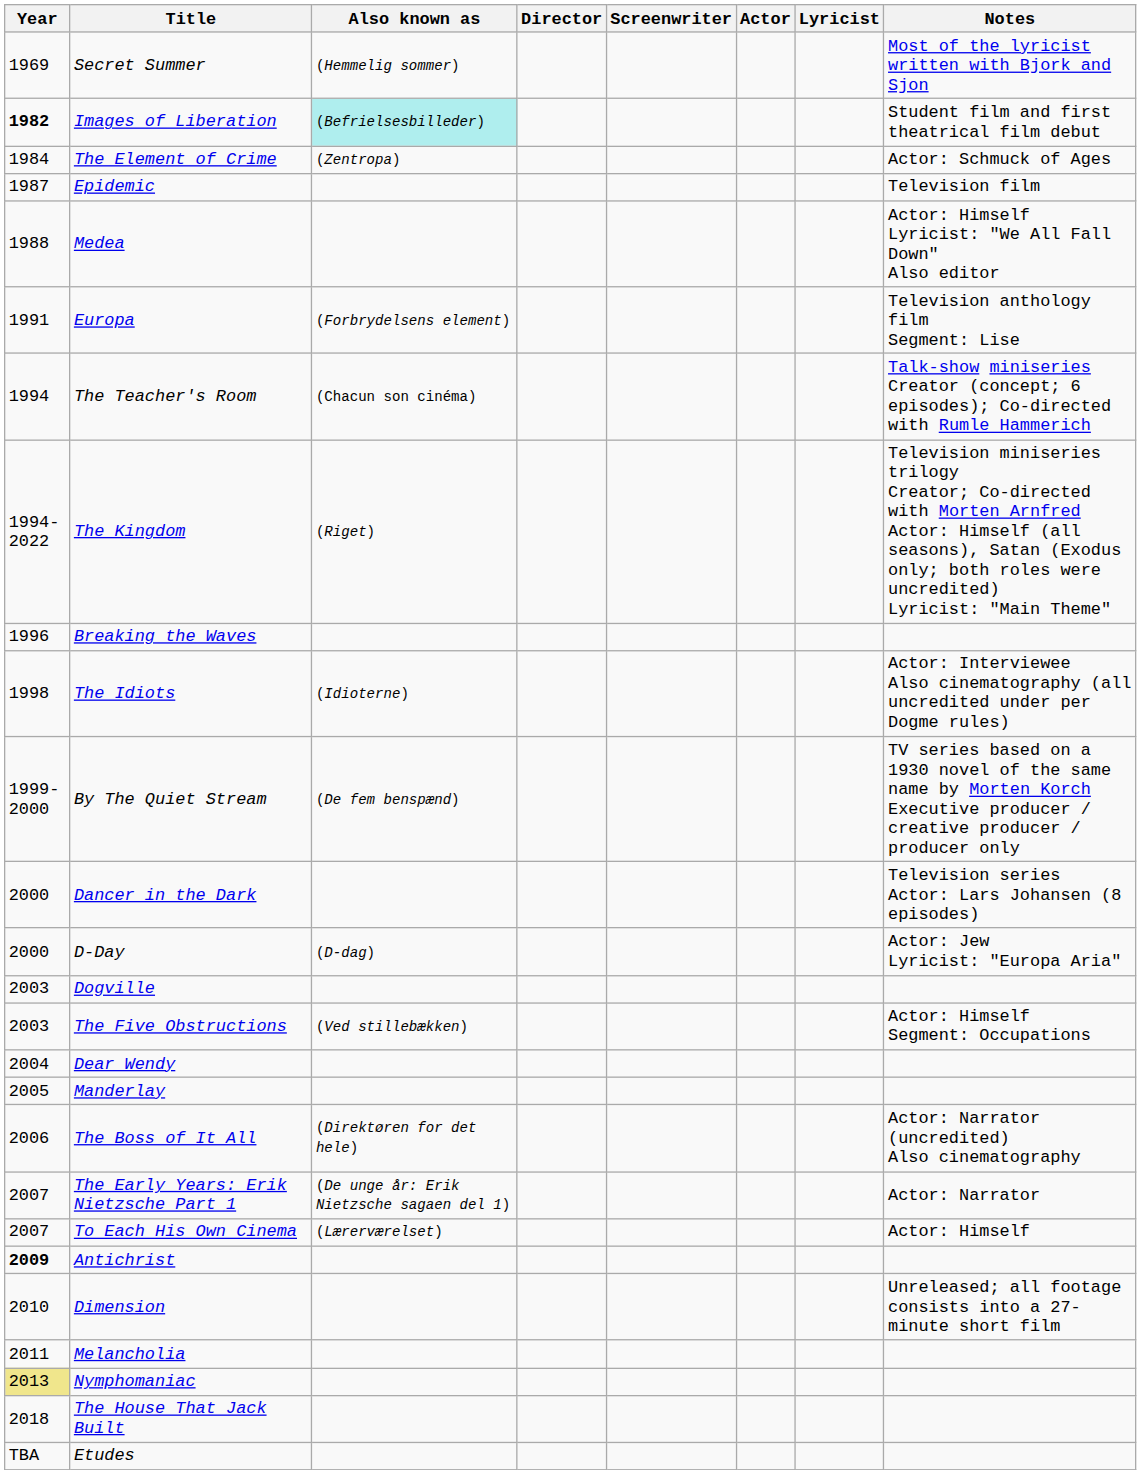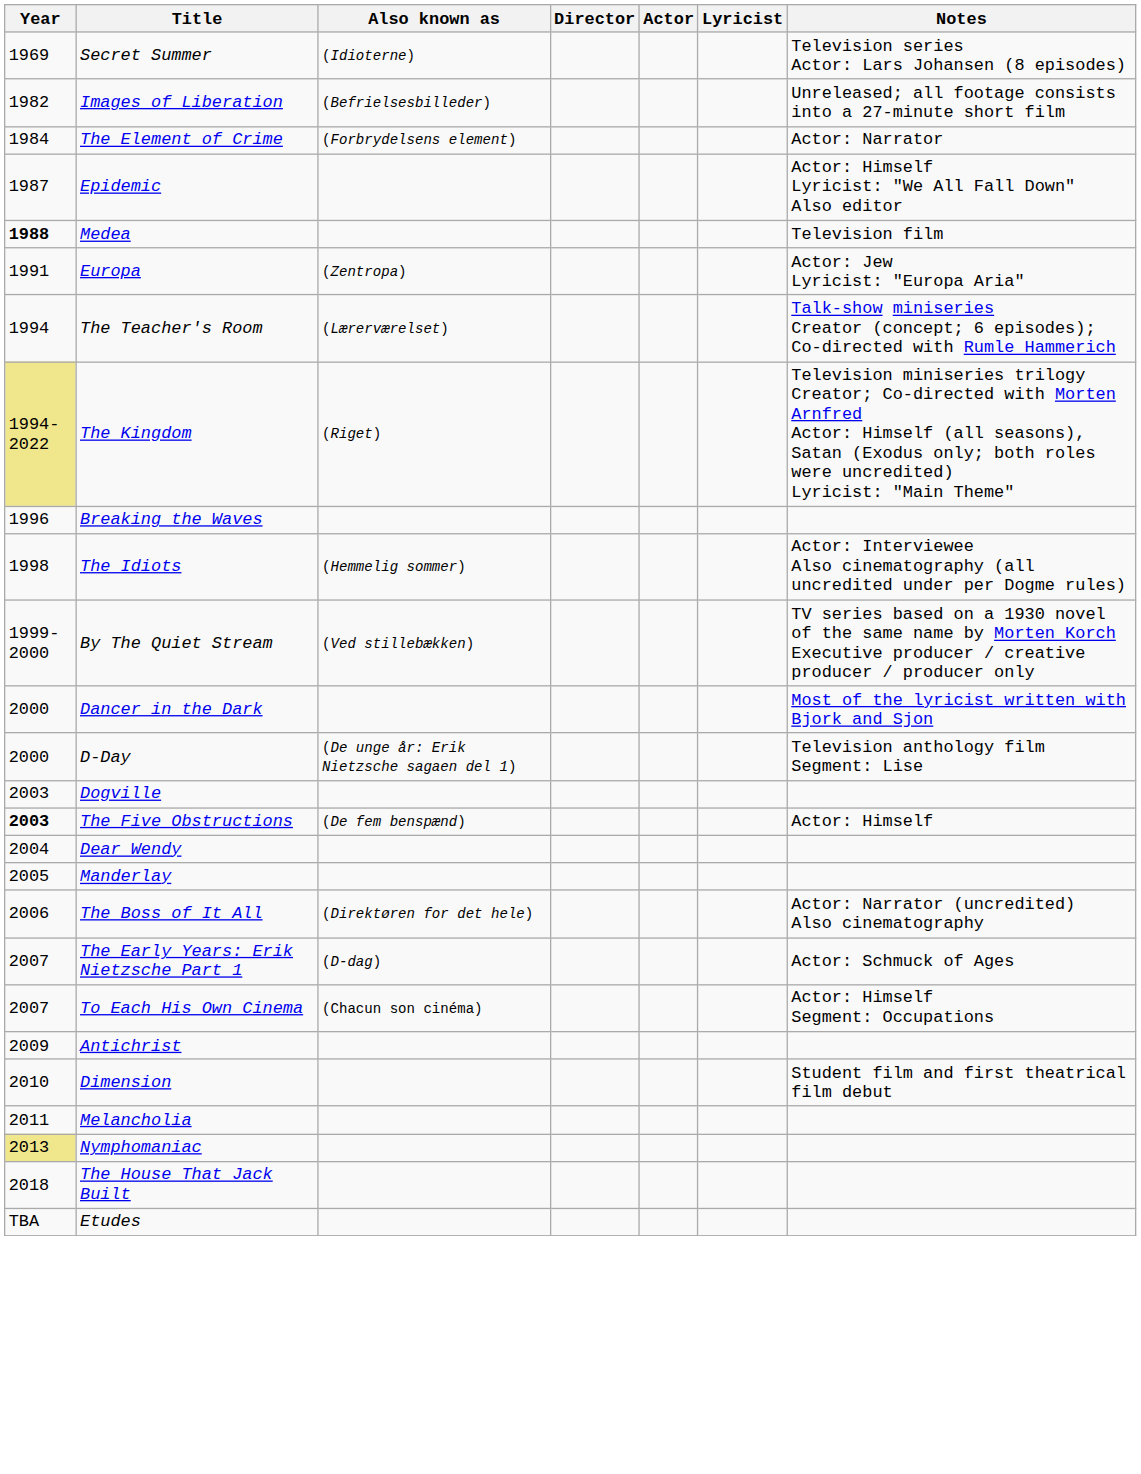- column: (671, 18)
(388, 66) (Hemmelig sommer) -> (369, 56) (Idioterne)
(1000, 65) Most of the lyricist written with Bjork and Sjon -> (959, 56) Television series Actor: Lars Johansen (8 episodes)
(29, 122) bold -> (29, 103) normal
(400, 123) paleturquoise background -> (407, 103) no background
(1000, 122) Student film and first theatrical film debut -> (954, 103) Unreleased; all footage consists into a 27-minute short film
(358, 160) (Zentropa) -> (419, 141) (Forbrydelsens element)
(1000, 160) Actor: Schmuck of Ages -> (867, 140) Actor: Narrator
(964, 187) Television film -> (933, 187) Actor: Himself Lyricist: "We All Fall Down" Also editor
(29, 244) normal -> (29, 234) bold
(1000, 244) Actor: Himself Lyricist: "We All Fall Down" Also editor -> (867, 234) Television film
(413, 321) (Forbrydelsens element) -> (364, 272) (Zentropa)
(989, 320) Television anthology film Segment: Lise -> (908, 271) Actor: Jew Lyricist: "Europa Aria"
(396, 397) (Chacun son cinéma) -> (385, 329) (Lærerværelset)
(34, 531) no background -> (34, 434) khaki background
(362, 694) (Idioterne) -> (394, 568) (Hemmelig sommer)
(388, 800) (De fem benspænd) -> (398, 644) (Ved stillebækken)
(1005, 895) Television series Actor: Lars Johansen (8 episodes) -> (959, 710) Most of the lyricist written with Bjork and Sjon
(345, 952) (D-dag) -> (419, 757) (De unge år: Erik Nietzsche sagaen del 1)
(1005, 952) Actor: Jew Lyricist: "Europa Aria" -> (918, 757) Television anthology film Segment: Lise
(29, 1026) normal -> (29, 822) bold
(392, 1027) (Ved stillebækken) -> (394, 822) (De fem benspænd)
(989, 1026) Actor: Himself Segment: Occupations -> (862, 822) Actor: Himself
(413, 1196) (De unge år: Erik Nietzsche sagaen del 1) -> (352, 962) (D-dag)
(964, 1195) Actor: Narrator -> (903, 961) Actor: Schmuck of Ages
(379, 1233) (Lærerværelset) -> (402, 1009) (Chacun son cinéma)
(959, 1232) Actor: Himself -> (893, 1008) Actor: Himself Segment: Occupations
(29, 1260) bold -> (29, 1045) normal
(1005, 1307) Unreleased; all footage consists into a 27-minute short film -> (959, 1083) Student film and first theatrical film debut
